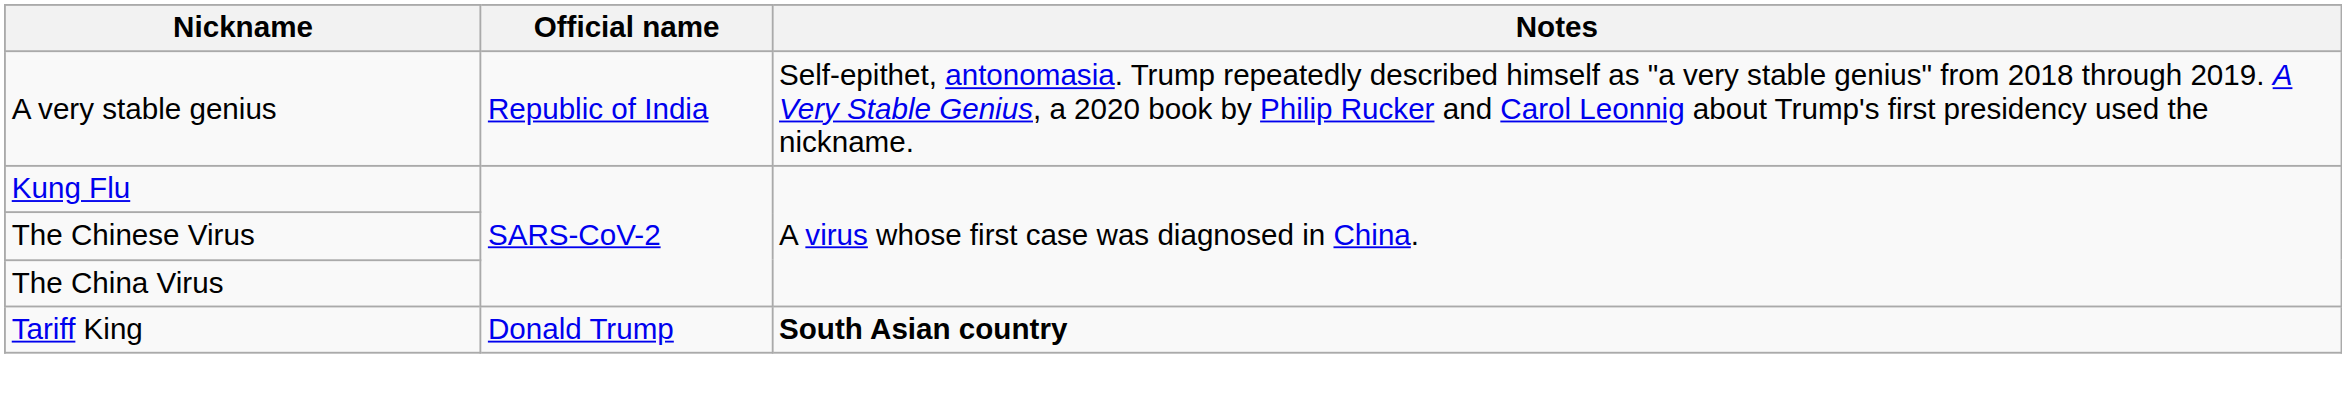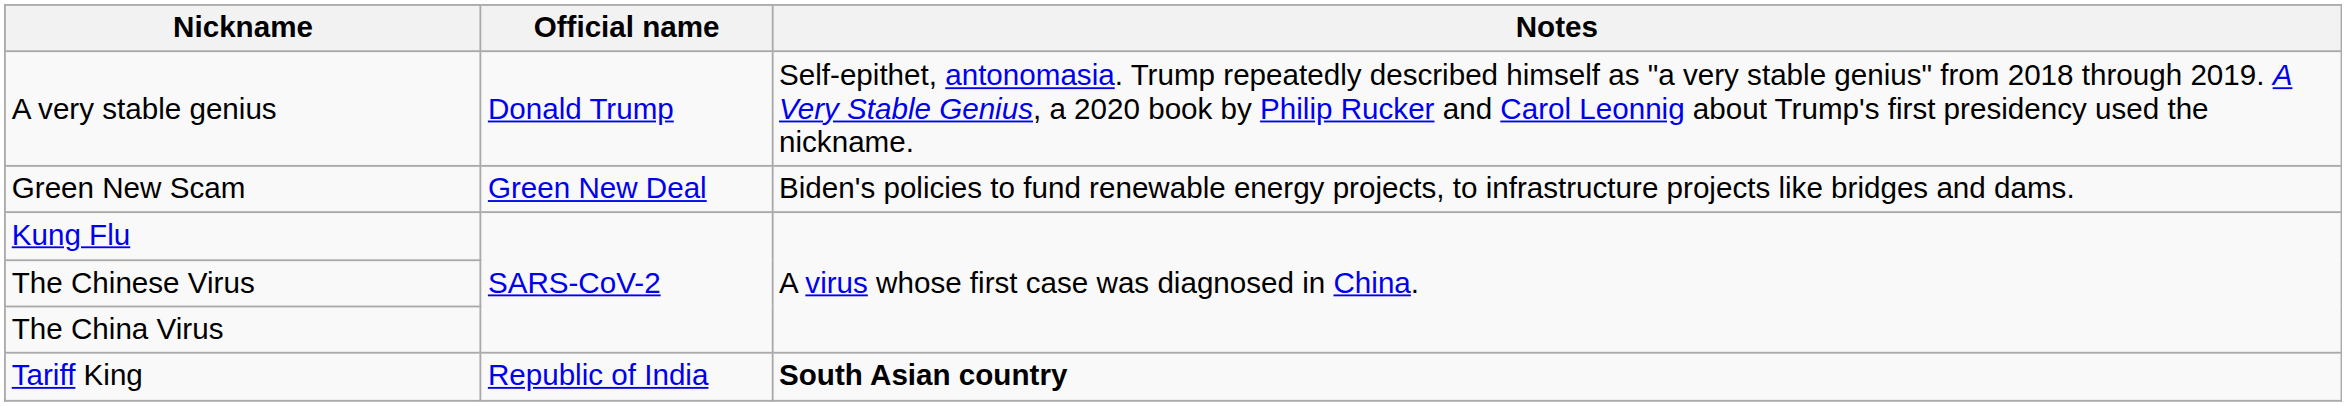(598, 108) Republic of India -> (581, 108) Donald Trump
+ row: (129, 188)
(581, 329) Donald Trump -> (598, 376) Republic of India
